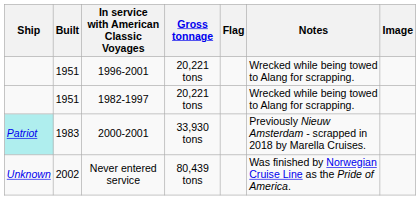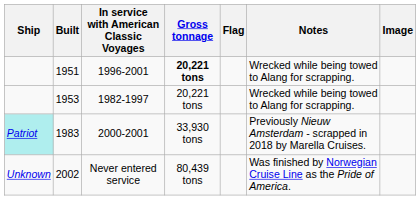(193, 71) normal -> (193, 71) bold
(67, 99) 1951 -> (67, 99) 1953
